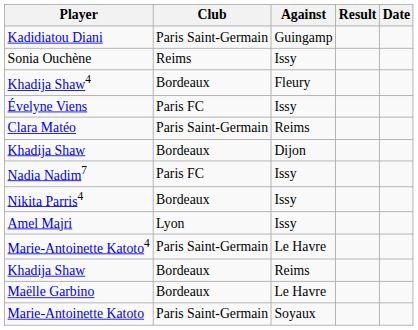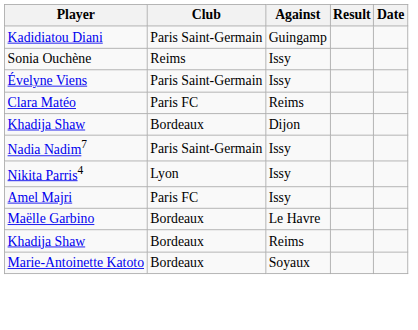- row: (49, 82)
(180, 106) Paris FC -> (206, 80) Paris Saint-Germain
(212, 128) Paris Saint-Germain -> (174, 102) Paris FC
(180, 173) Paris FC -> (206, 148) Paris Saint-Germain
(183, 199) Bordeaux -> (165, 173) Lyon
(170, 222) Lyon -> (174, 197) Paris FC
- row: (79, 246)
rows swapped: (46, 270) <-> (51, 292)
(212, 313) Paris Saint-Germain -> (177, 262) Bordeaux
